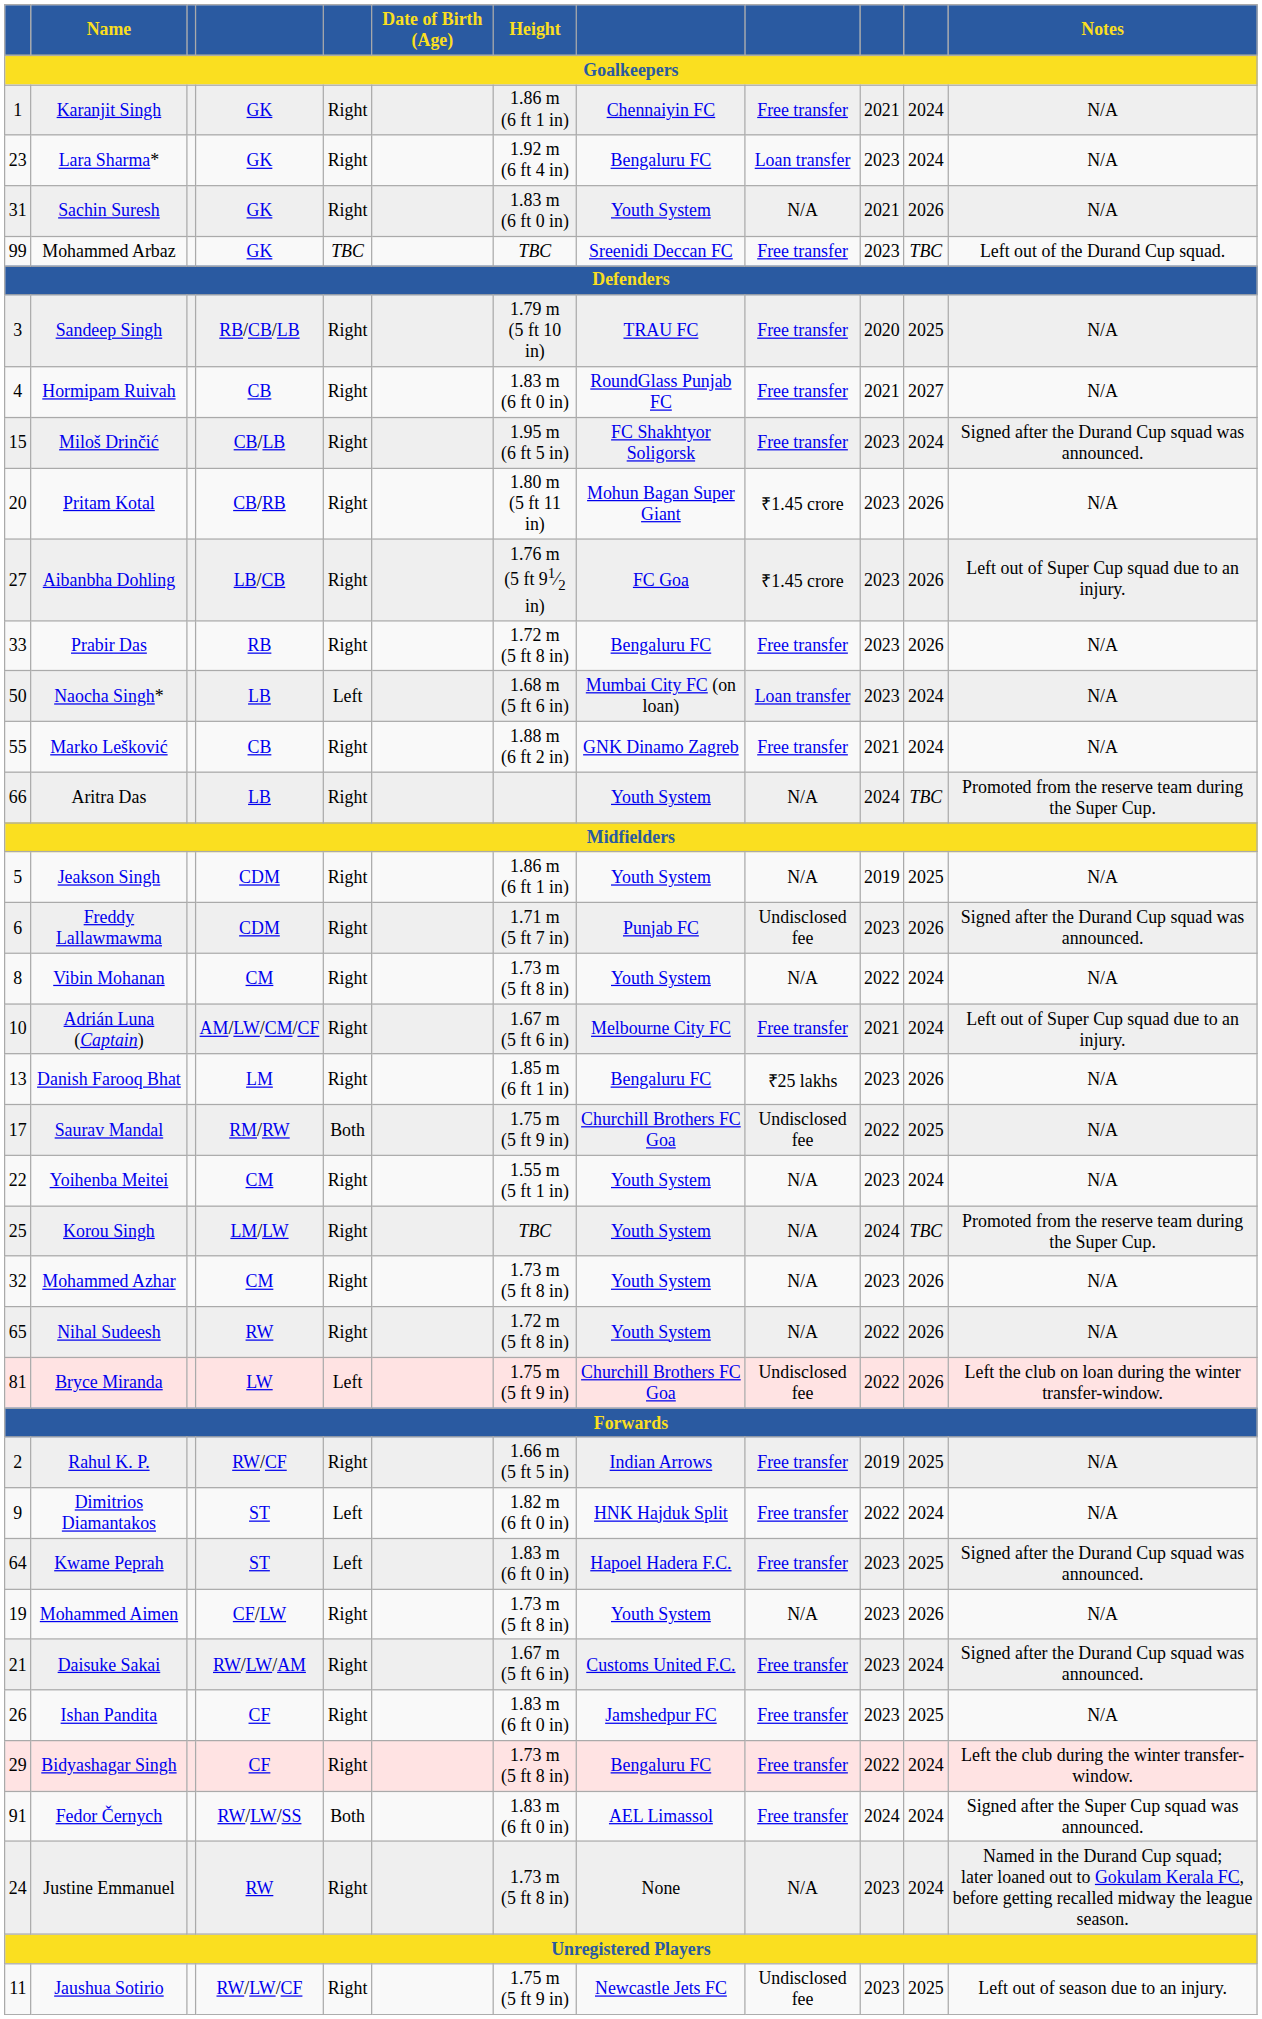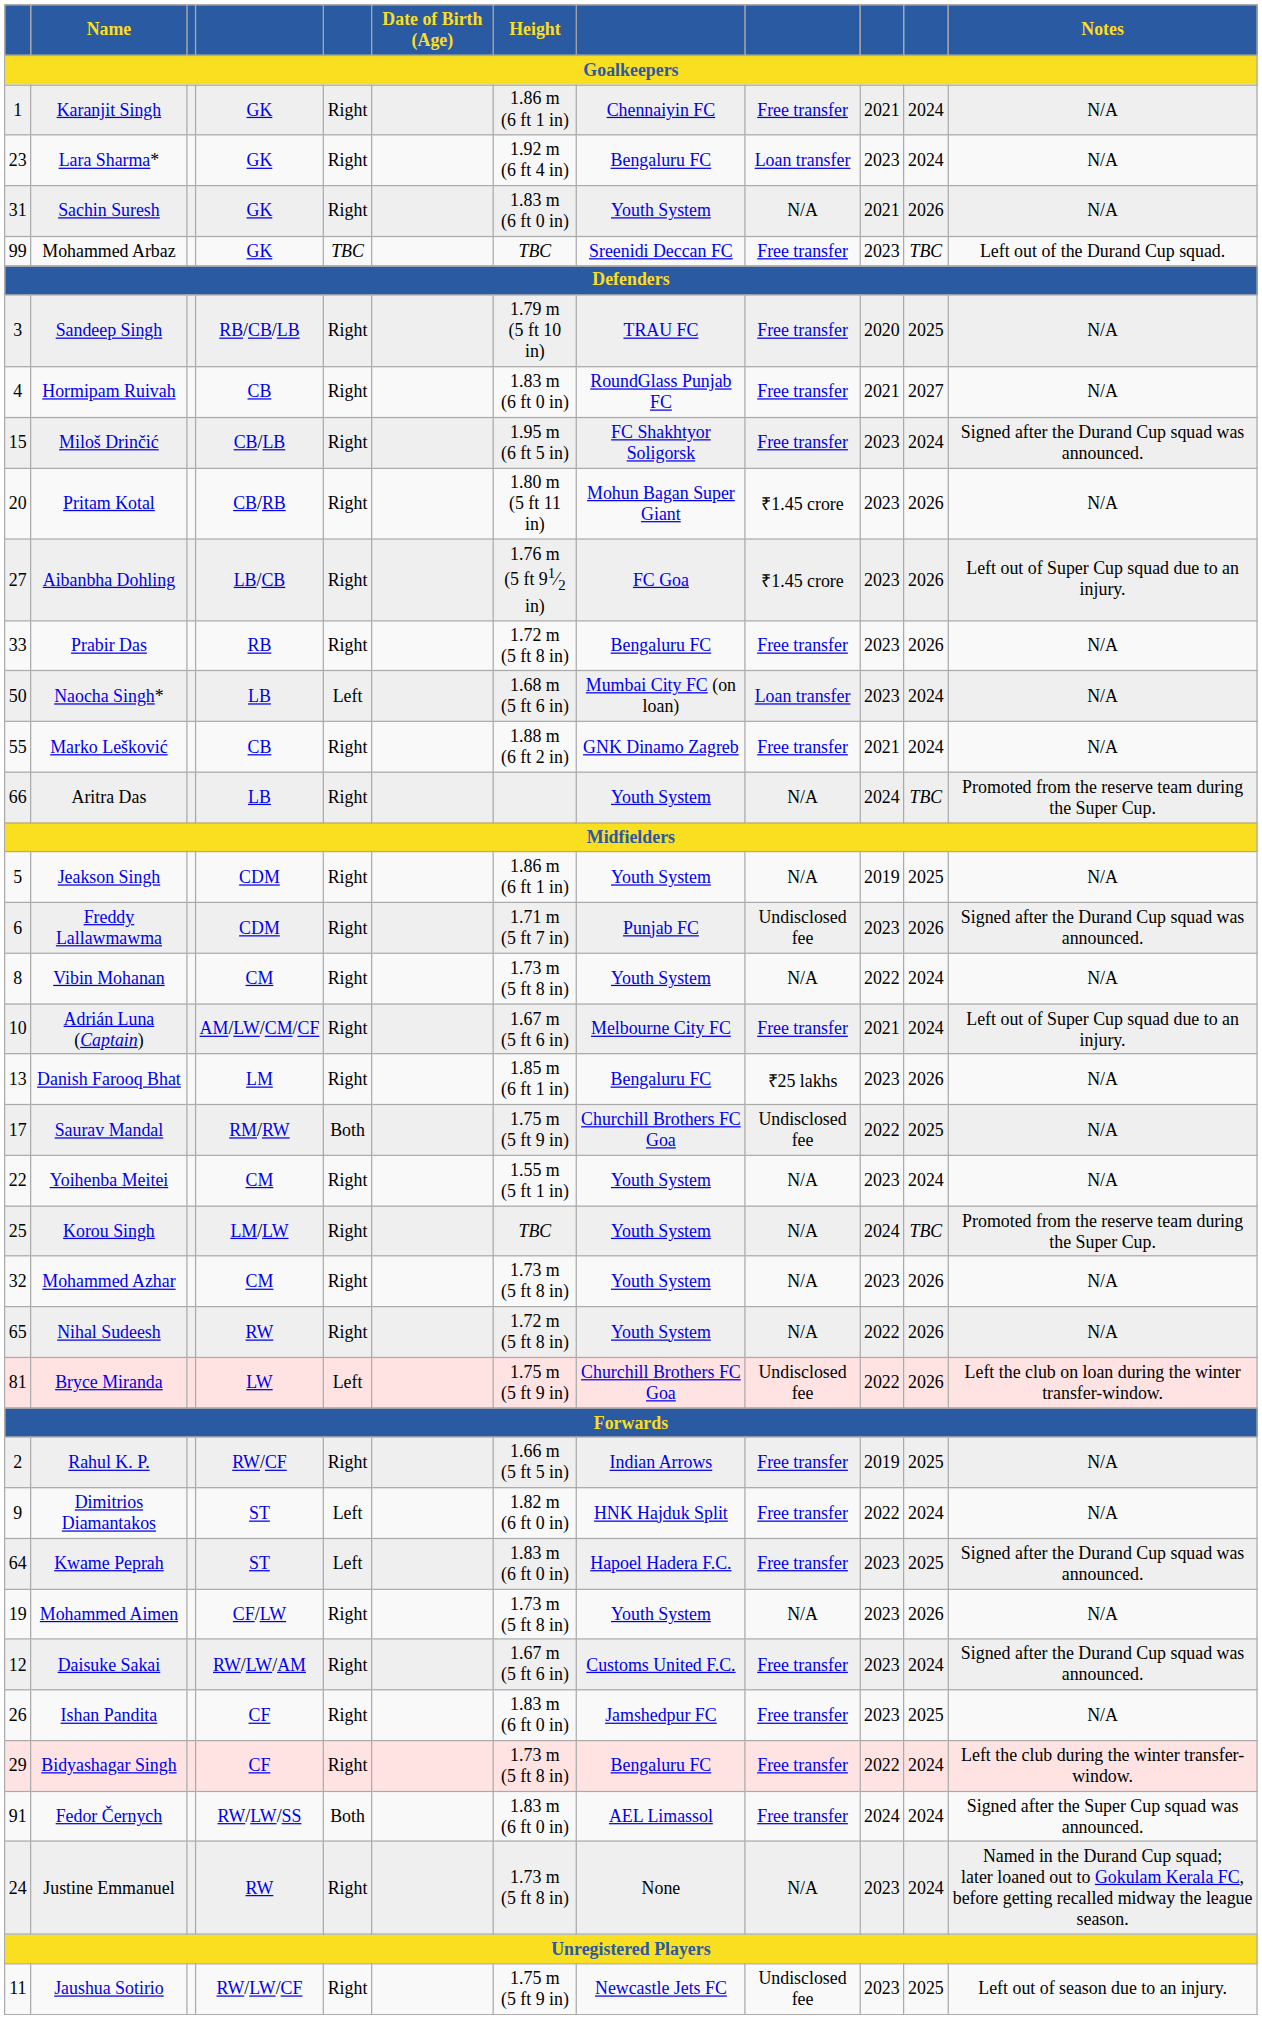(18, 1664) 21 -> (18, 1664) 12
